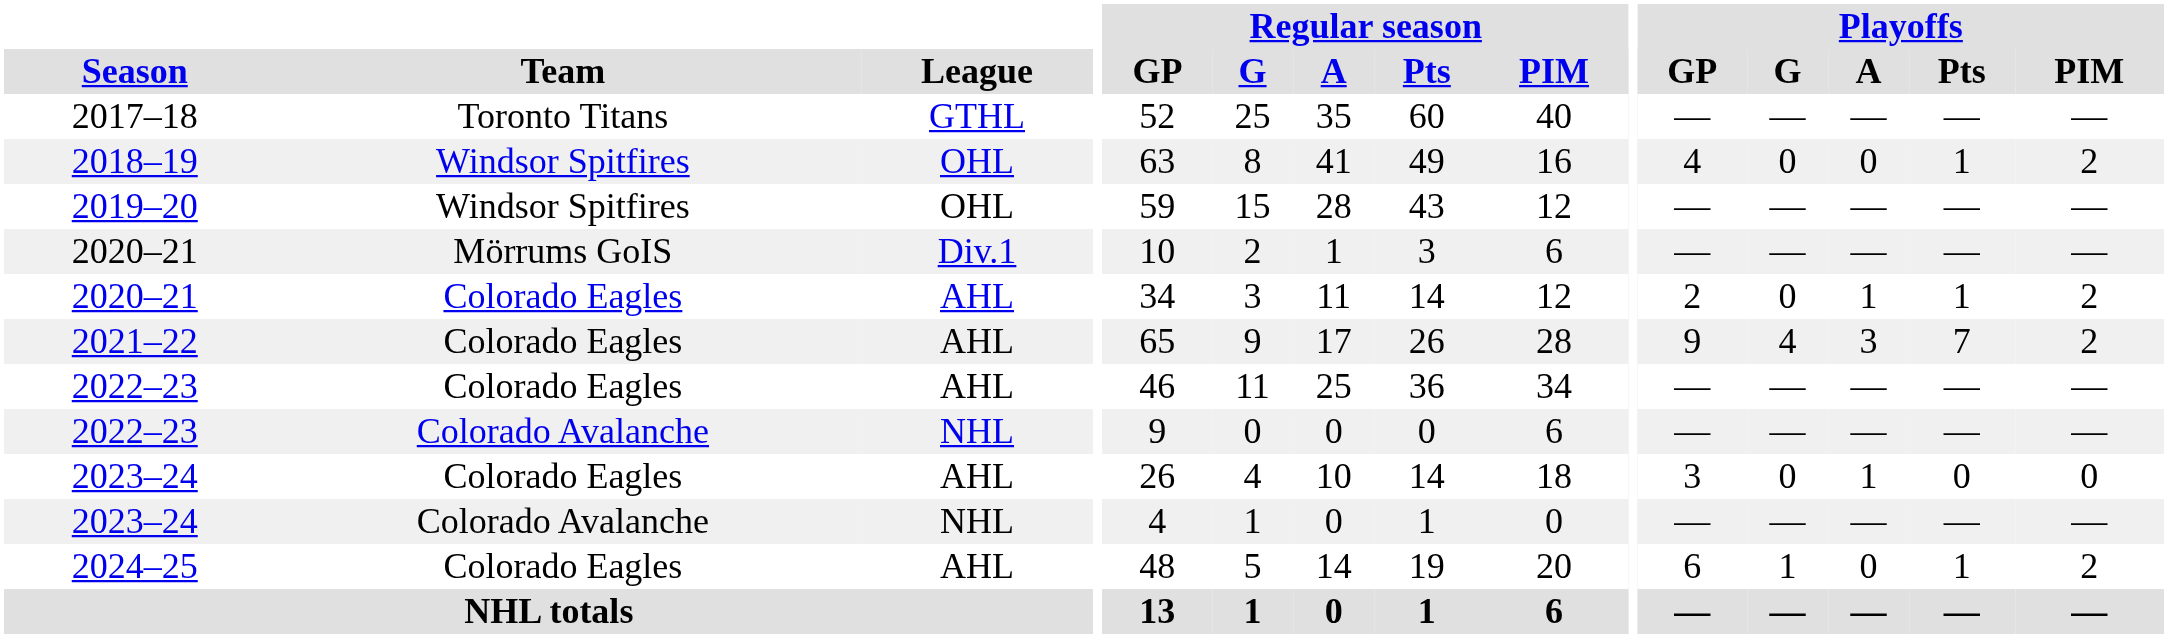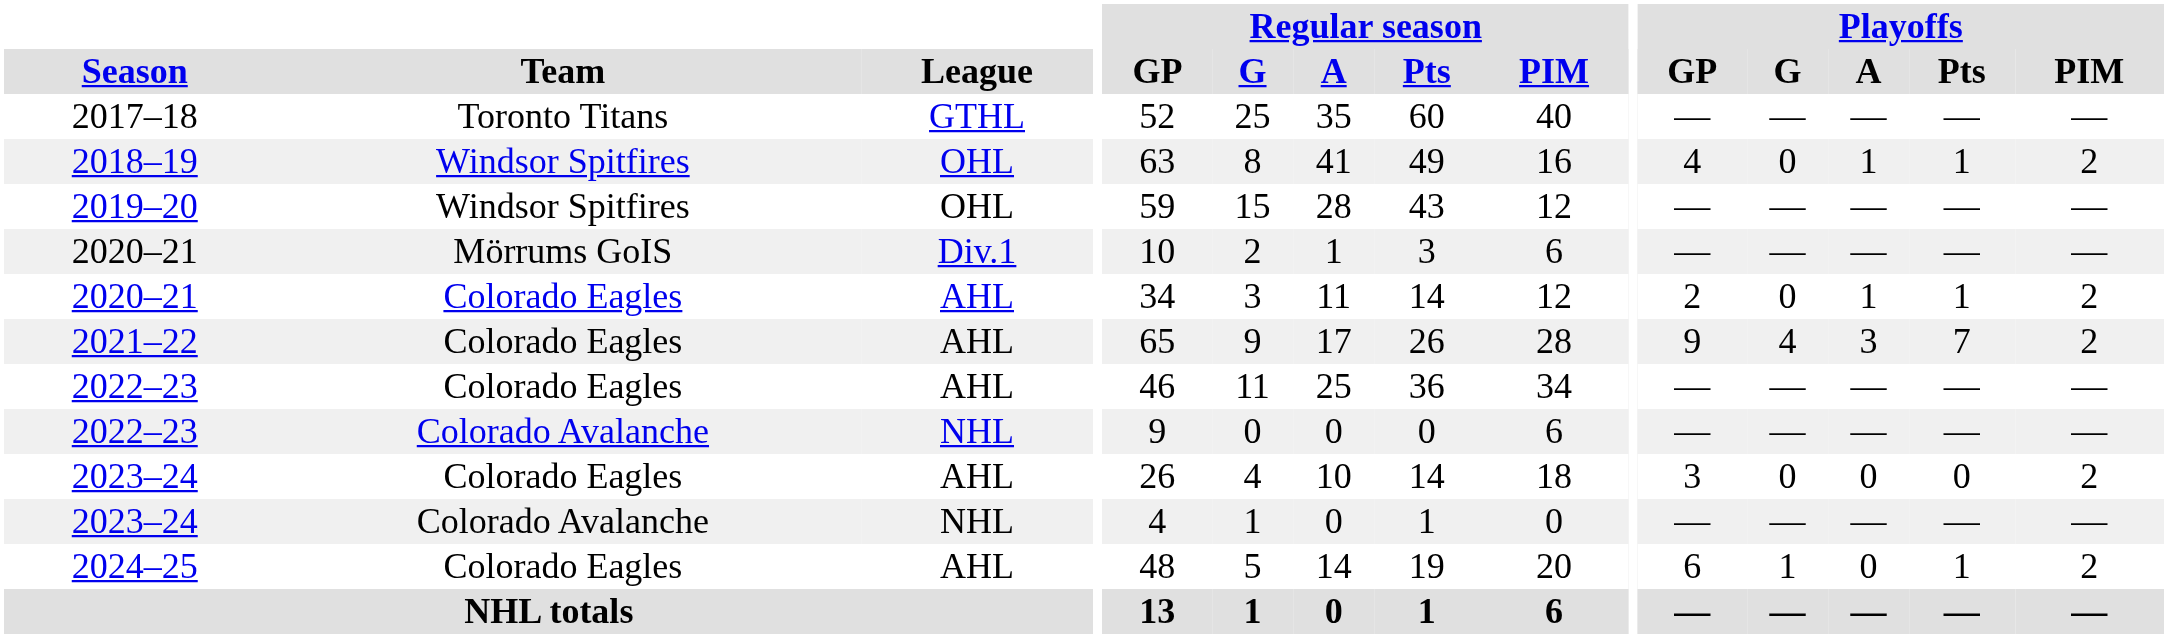(1869, 160) 0 -> (1869, 160) 1
(1869, 475) 1 -> (1869, 475) 0
(2089, 475) 0 -> (2089, 475) 2
